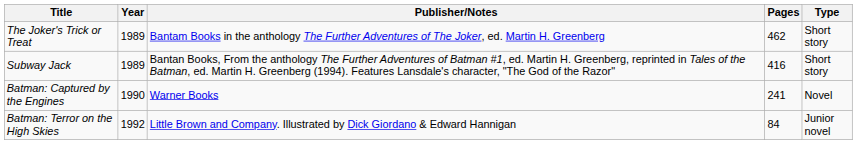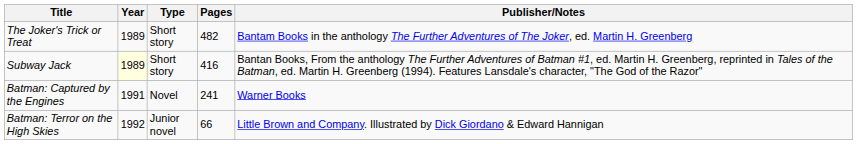columns swapped: (827, 13) <-> (456, 13)
(776, 36) 462 -> (209, 36) 482
(133, 65) no background -> (133, 65) lightyellow background
(133, 95) 1990 -> (133, 95) 1991
(773, 124) 84 -> (206, 124) 66
